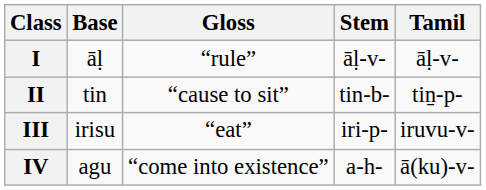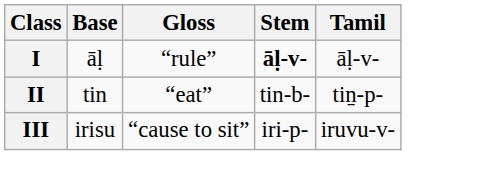(364, 58) normal -> (285, 58) bold
(228, 94) “cause to sit” -> (189, 94) “eat”
(228, 130) “eat” -> (189, 130) “cause to sit”
- row: (36, 166)
